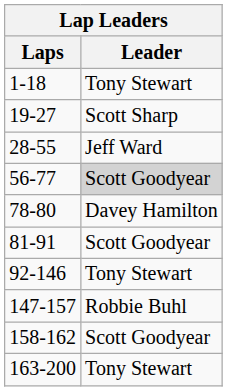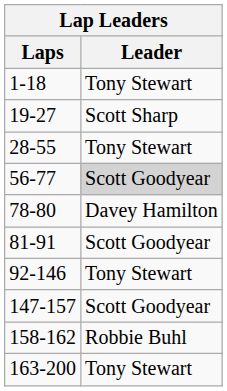(124, 147) Jeff Ward -> (139, 147) Tony Stewart
(136, 305) Robbie Buhl -> (148, 305) Scott Goodyear
(148, 337) Scott Goodyear -> (136, 337) Robbie Buhl
